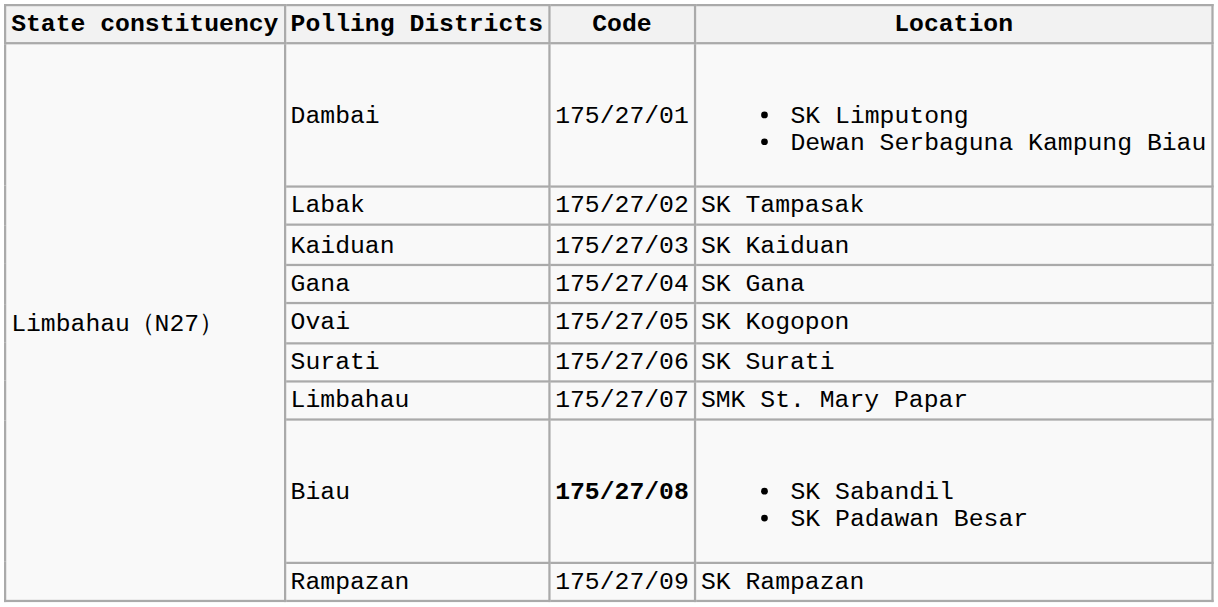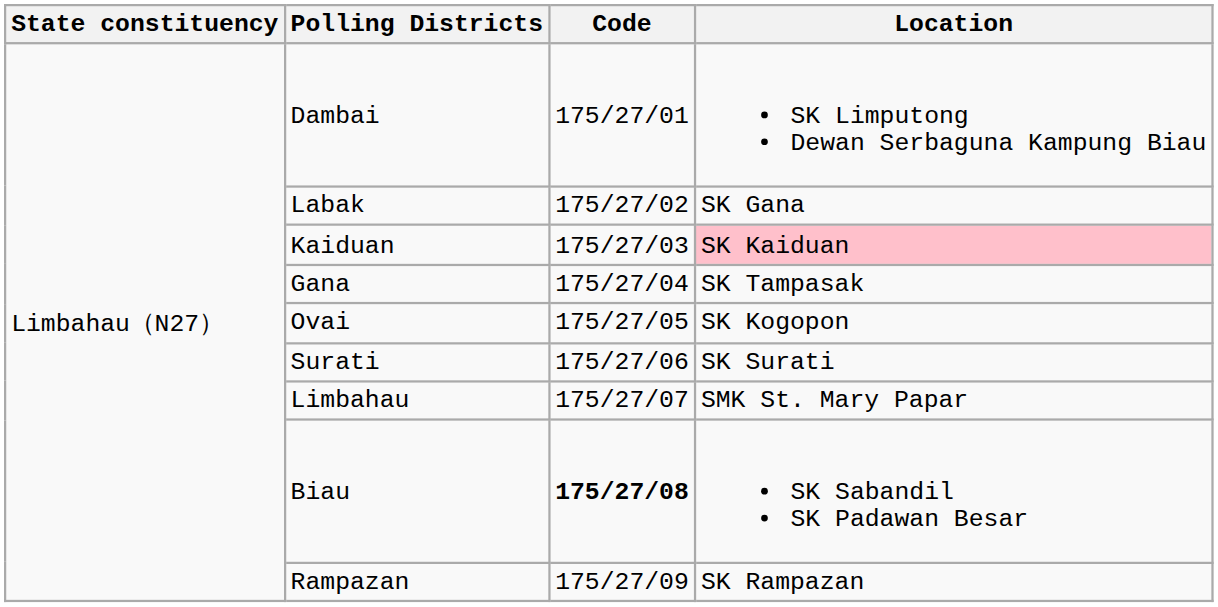(783, 206) SK Tampasak -> (753, 206) SK Gana
(775, 245) no background -> (775, 245) pink background
(753, 284) SK Gana -> (783, 284) SK Tampasak
